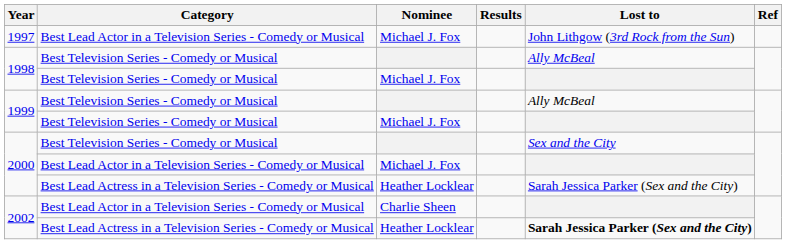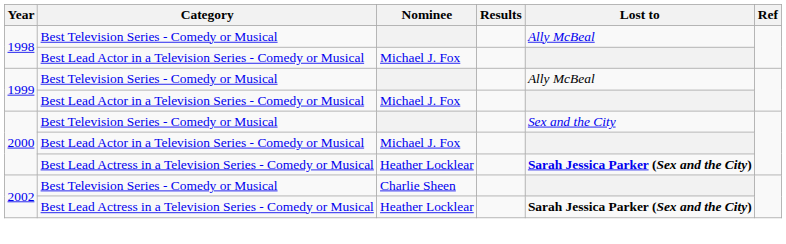- row: (21, 36)
(159, 79) Best Television Series - Comedy or Musical -> (202, 57) Best Lead Actor in a Television Series - Comedy or Musical
(159, 121) Best Television Series - Comedy or Musical -> (202, 100) Best Lead Actor in a Television Series - Comedy or Musical
(633, 185) normal -> (640, 164) bold
(202, 206) Best Lead Actor in a Television Series - Comedy or Musical -> (159, 185) Best Television Series - Comedy or Musical
